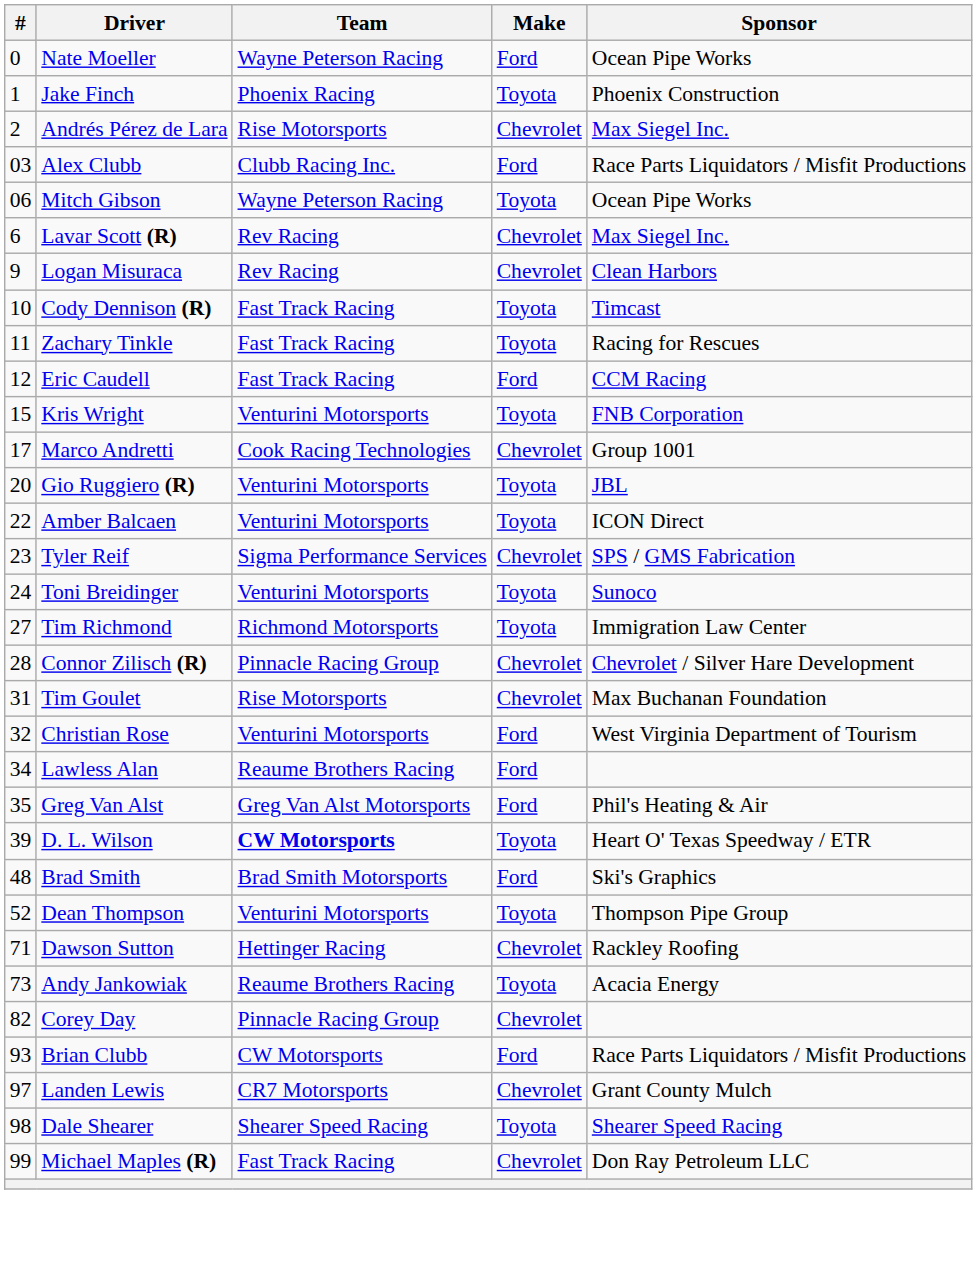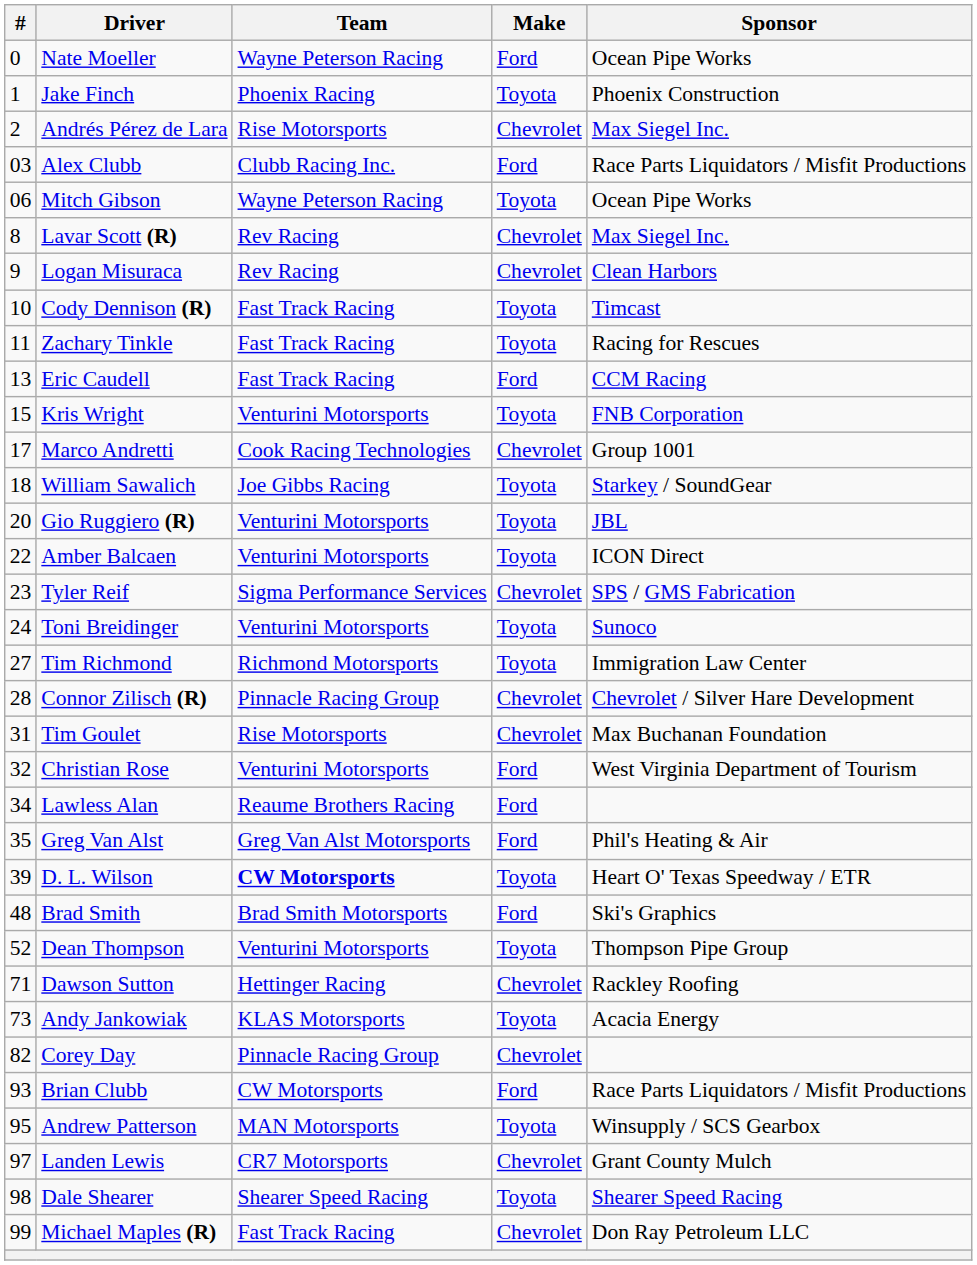(15, 236) 6 -> (15, 236) 8
(21, 378) 12 -> (21, 378) 13
+ row: (118, 485)
(346, 983) Reaume Brothers Racing -> (321, 1018) KLAS Motorsports
+ row: (119, 1125)
